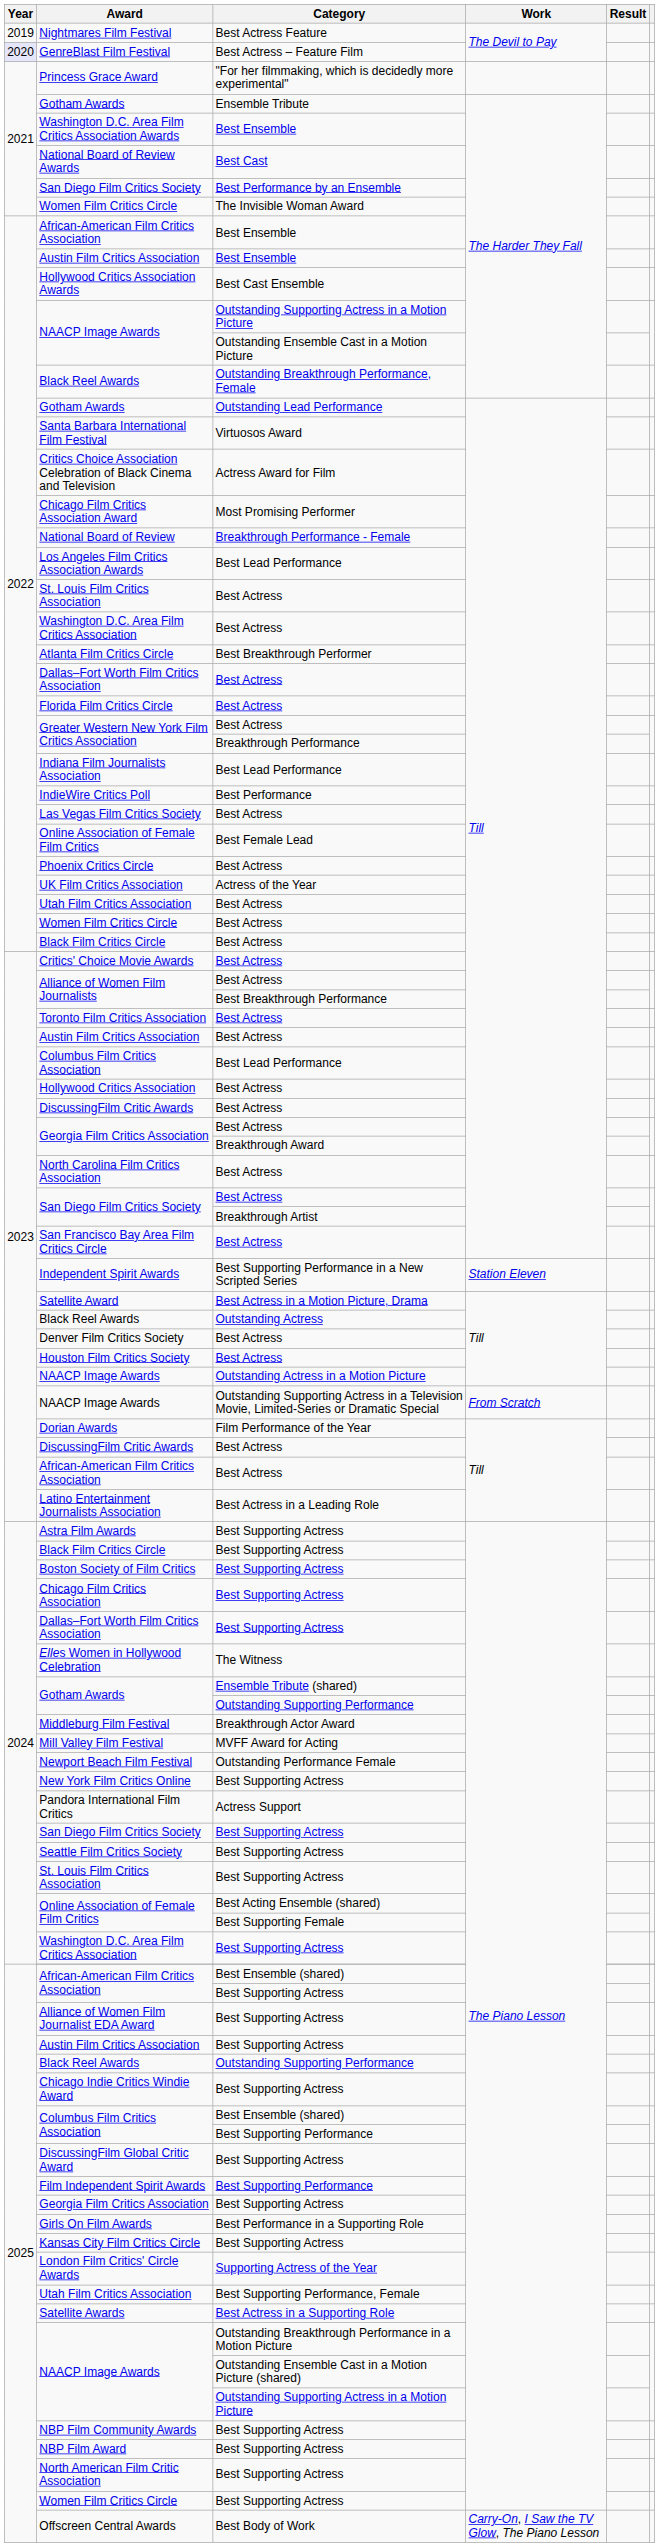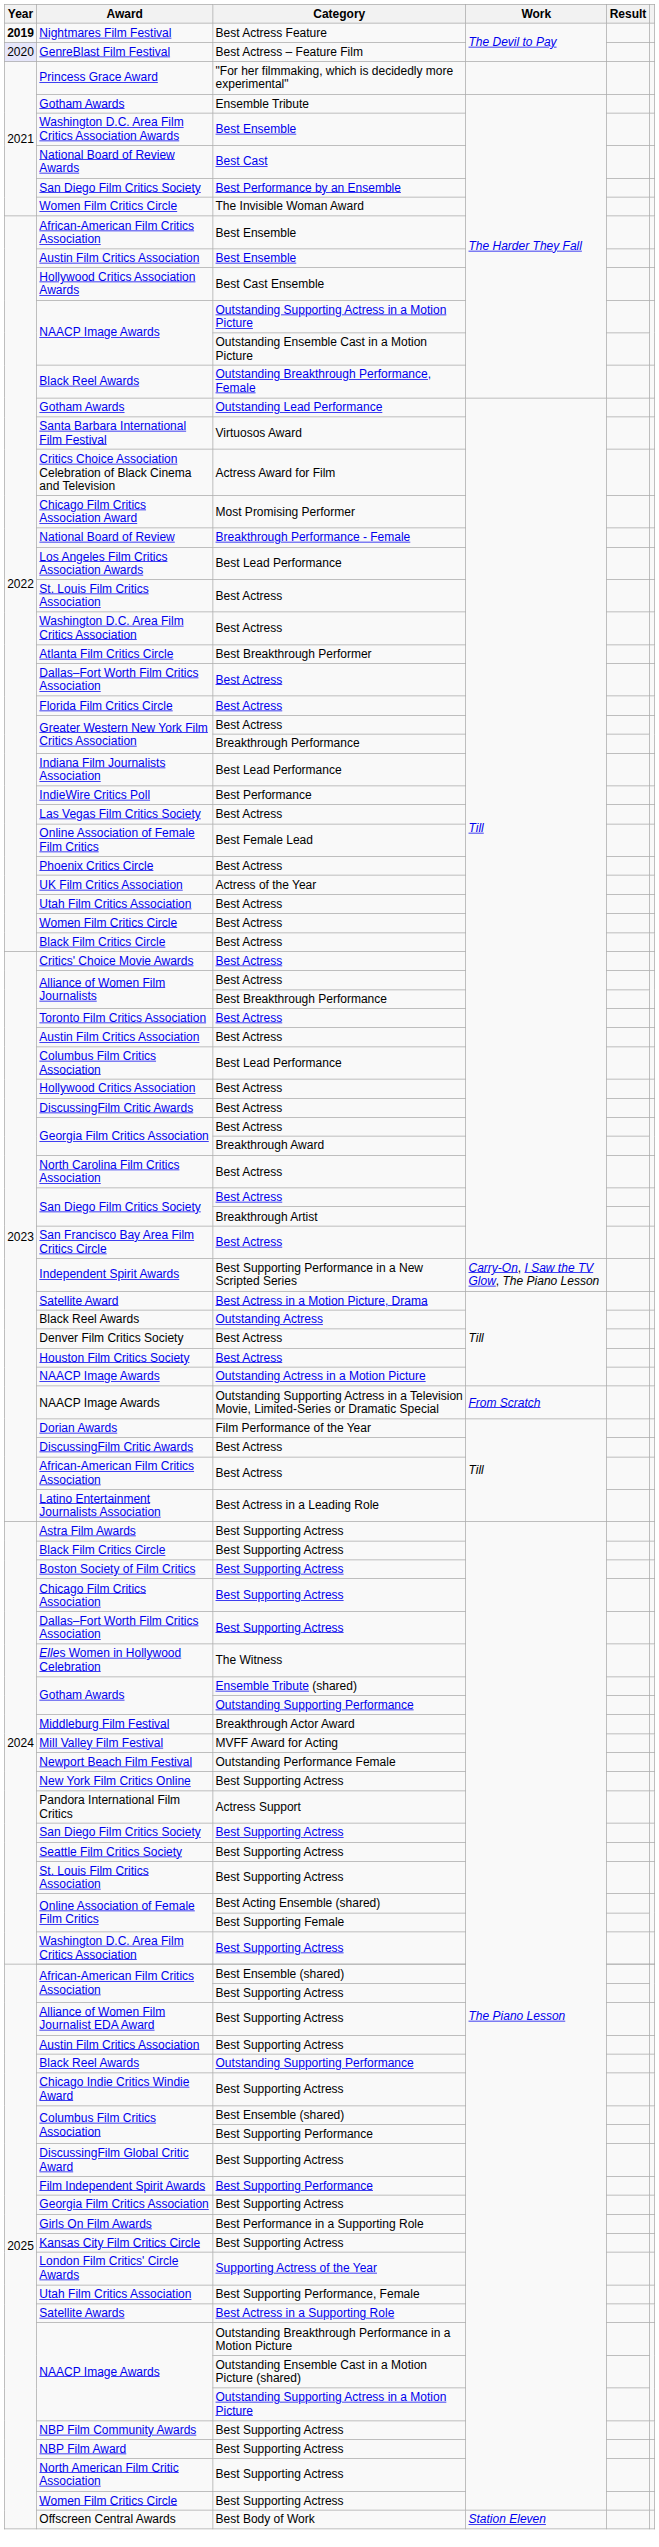(20, 33) normal -> (20, 33) bold
(507, 1274) Station Eleven -> (534, 1274) Carry-On, I Saw the TV Glow, The Piano Lesson
(534, 2526) Carry-On, I Saw the TV Glow, The Piano Lesson -> (507, 2519) Station Eleven
